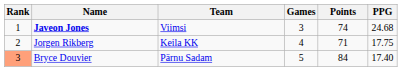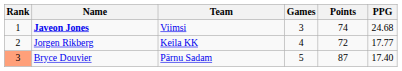(343, 43) 71 -> (343, 43) 72
(383, 43) 17.75 -> (383, 43) 17.77
(343, 58) 84 -> (343, 58) 87
